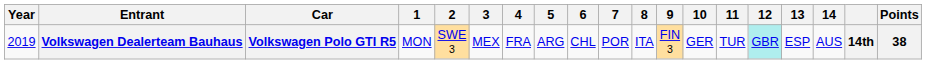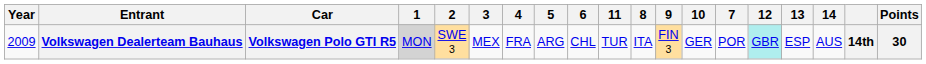columns swapped: (615, 15) <-> (732, 15)
(21, 42) 2019 -> (21, 42) 2009
(417, 42) no background -> (417, 42) lightgrey background
(899, 42) 38 -> (899, 42) 30
